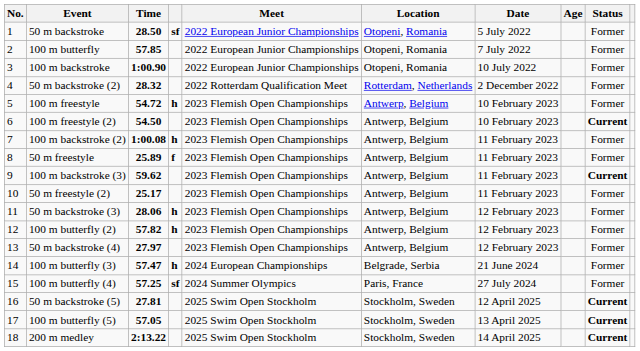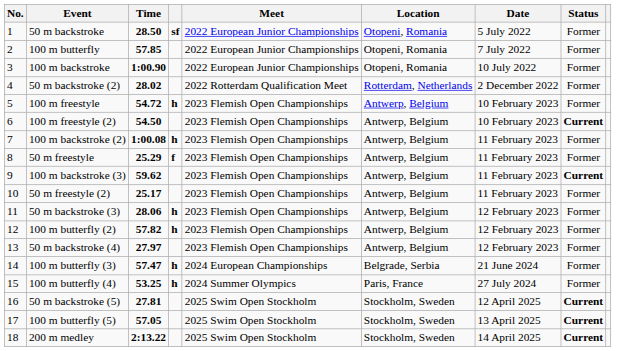- column: (573, 13)
(149, 85) 28.32 -> (149, 85) 28.02
(149, 157) 25.89 -> (149, 157) 25.29
(149, 283) 57.25 -> (149, 283) 53.25
(175, 283) sf -> (174, 283) h
